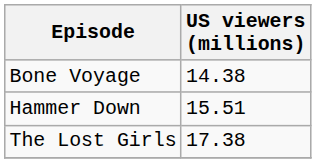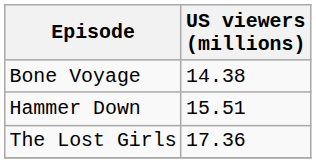(216, 141) 17.38 -> (216, 141) 17.36
